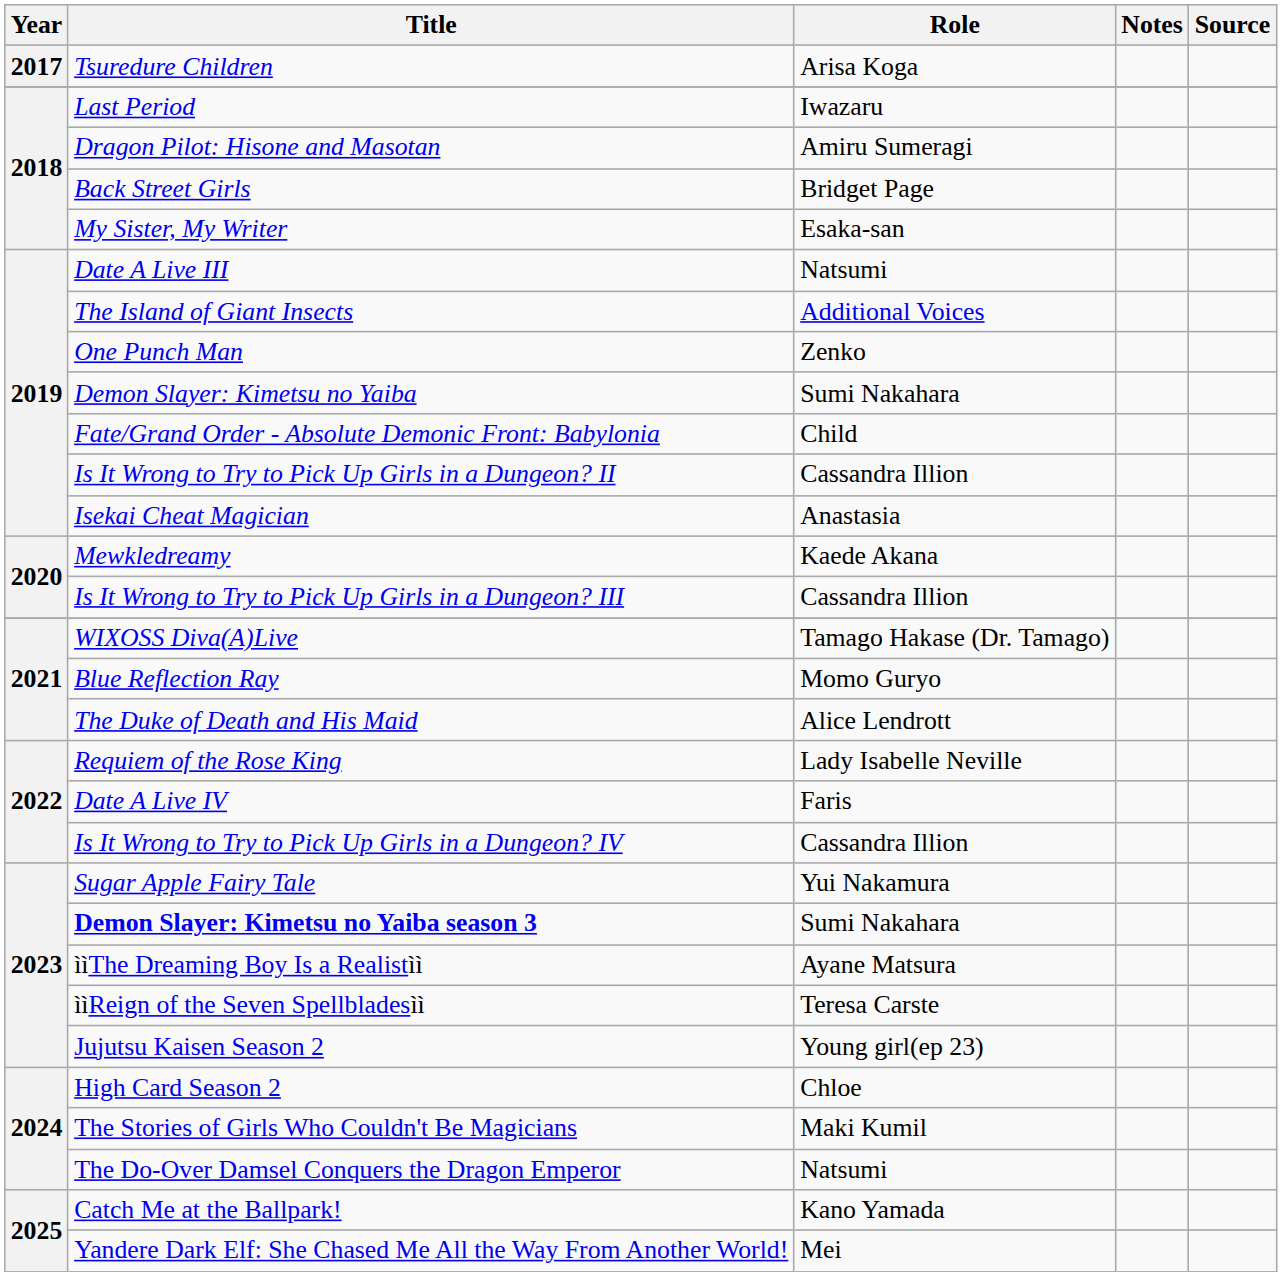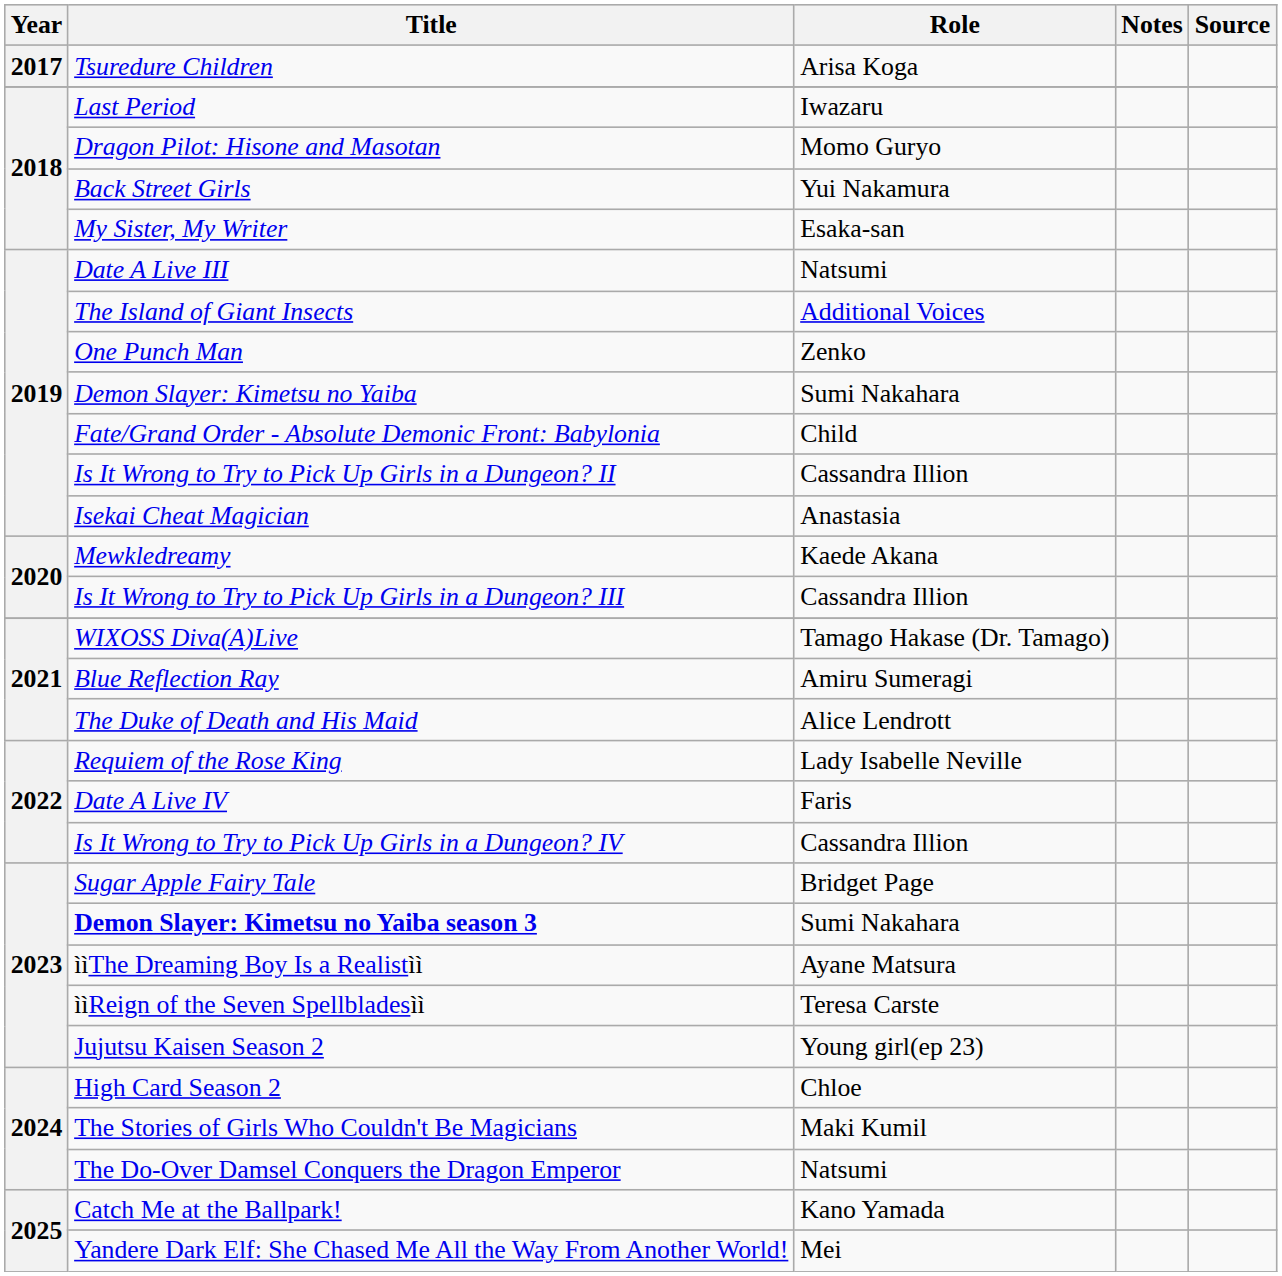(886, 147) Amiru Sumeragi -> (871, 147) Momo Guryo
(867, 188) Bridget Page -> (875, 188) Yui Nakamura
(871, 678) Momo Guryo -> (886, 678) Amiru Sumeragi
(875, 882) Yui Nakamura -> (867, 882) Bridget Page
